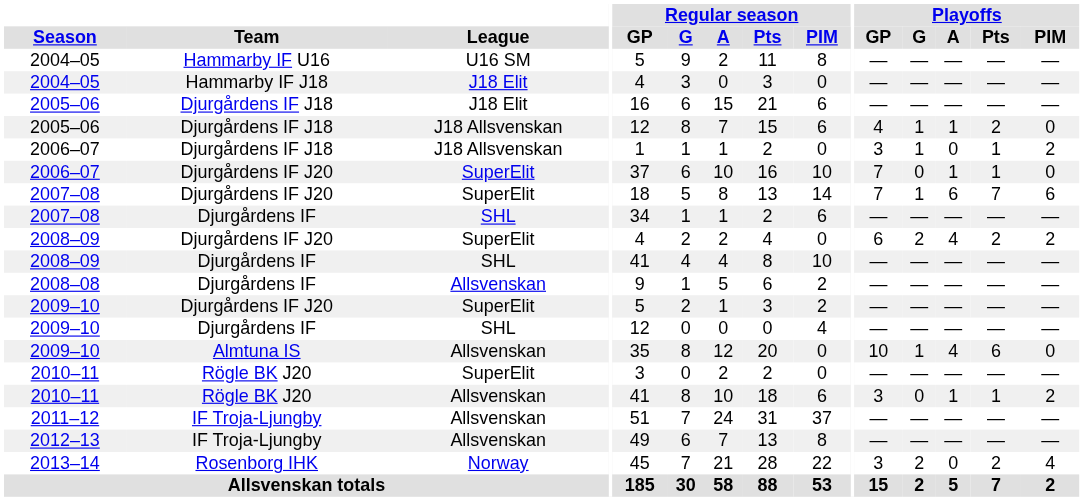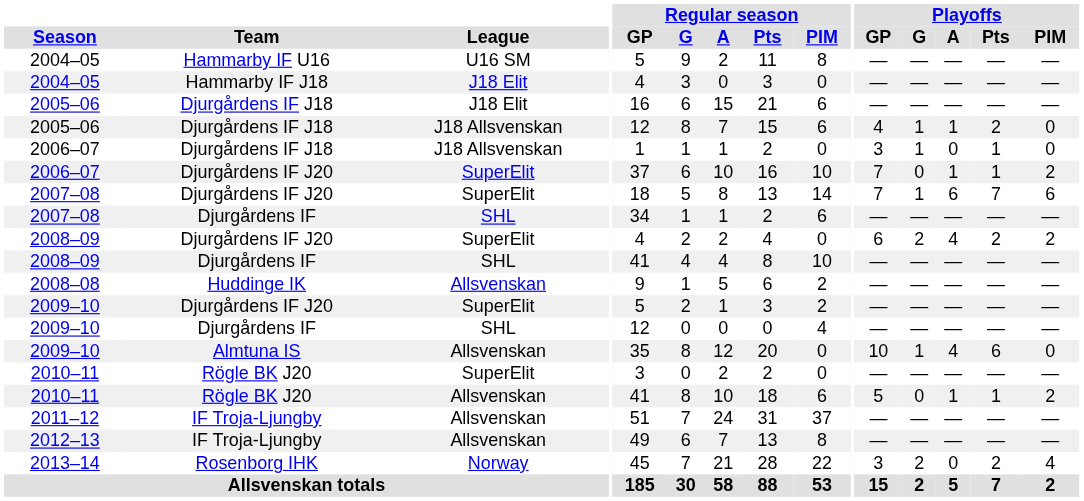(1050, 149) 2 -> (1050, 149) 0
(1050, 171) 0 -> (1050, 171) 2
(257, 283) Djurgårdens IF -> (257, 283) Huddinge IK
(878, 395) 3 -> (878, 395) 5
